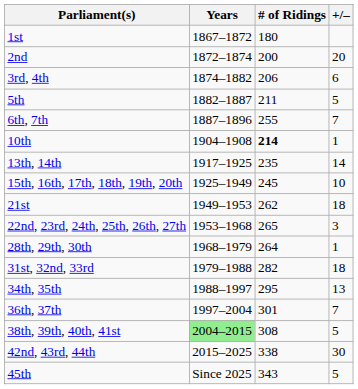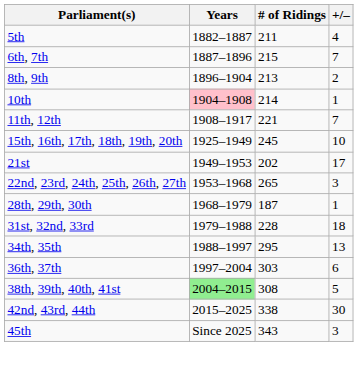- row: (15, 36)
- row: (17, 57)
- row: (28, 78)
(335, 99) 5 -> (335, 36) 4
(268, 120) 255 -> (268, 57) 215
+ row: (28, 78)
(222, 141) no background -> (222, 99) pink background
(268, 141) bold -> (268, 99) normal
+ row: (34, 120)
- row: (34, 162)
(268, 204) 262 -> (268, 162) 202
(339, 204) 18 -> (339, 162) 17
(268, 246) 264 -> (268, 204) 187
(268, 267) 282 -> (268, 225) 228
(268, 309) 301 -> (268, 267) 303
(335, 309) 7 -> (335, 267) 6
(335, 373) 5 -> (335, 330) 3
